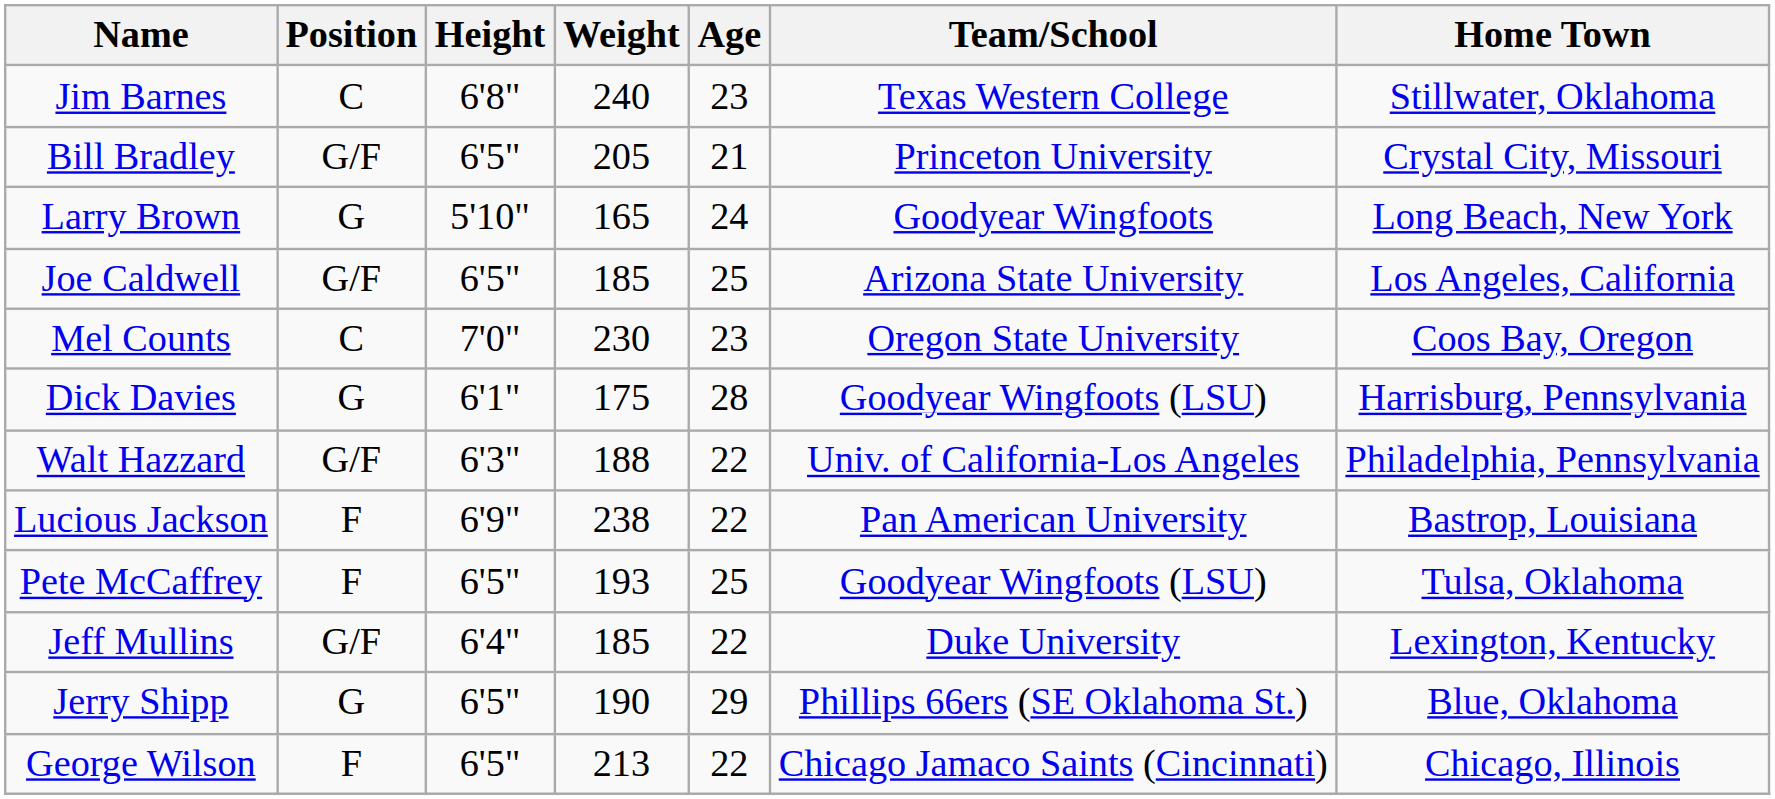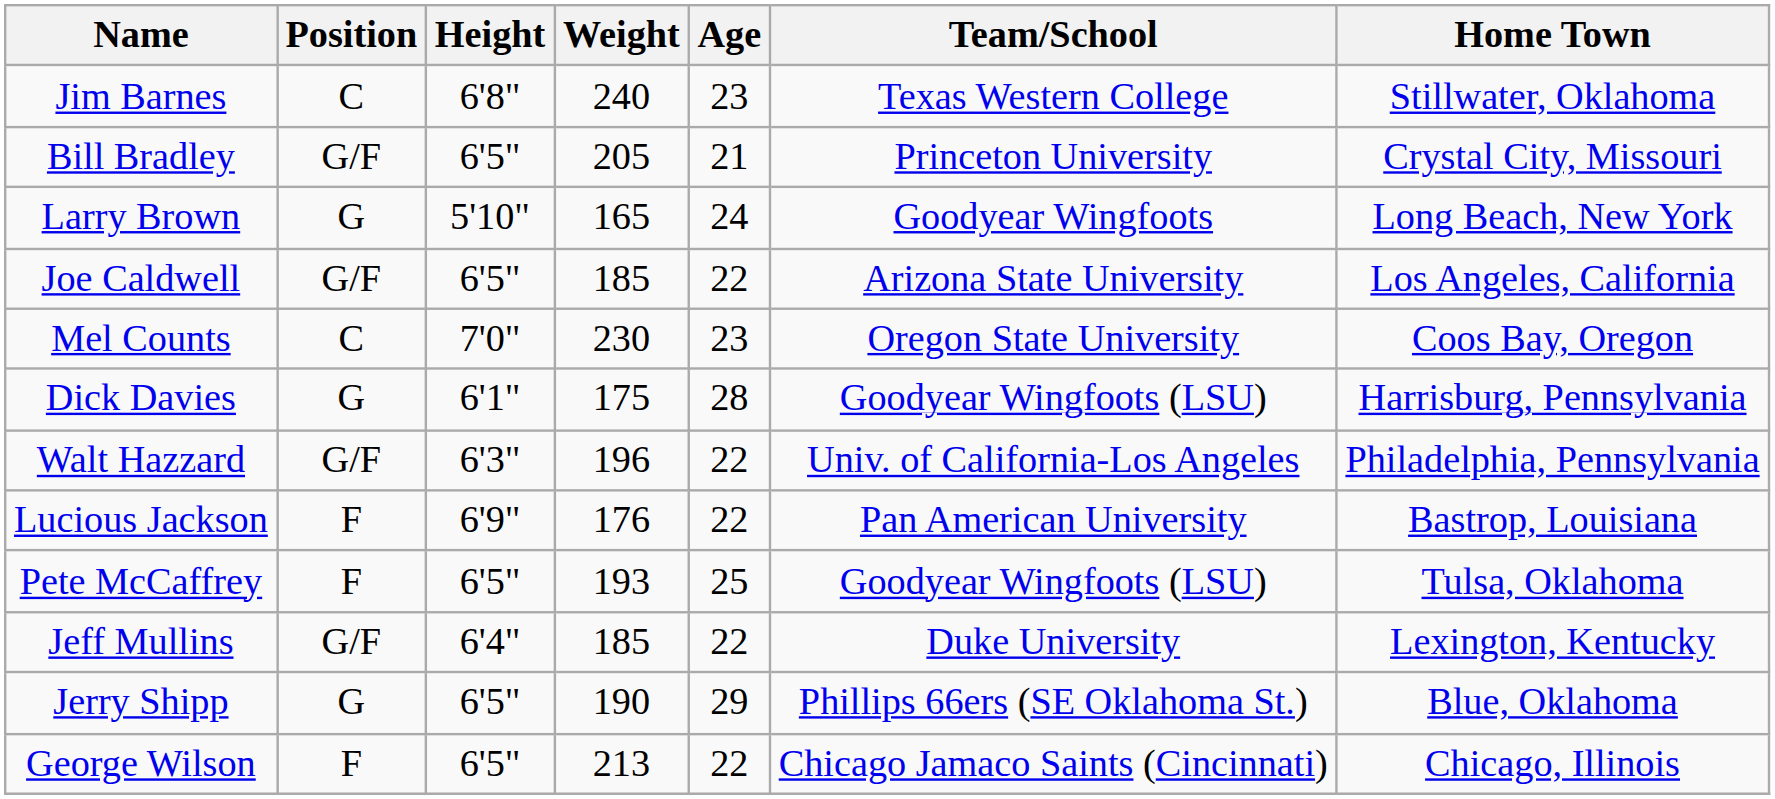(729, 277) 25 -> (729, 277) 22
(621, 459) 188 -> (621, 459) 196
(621, 519) 238 -> (621, 519) 176
